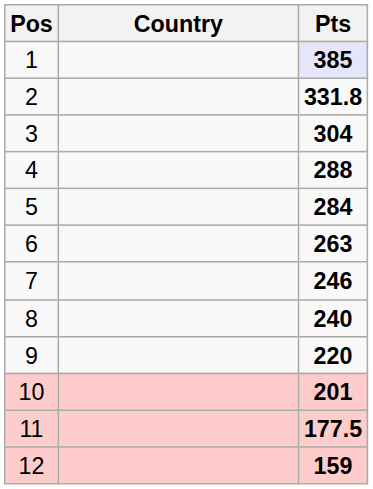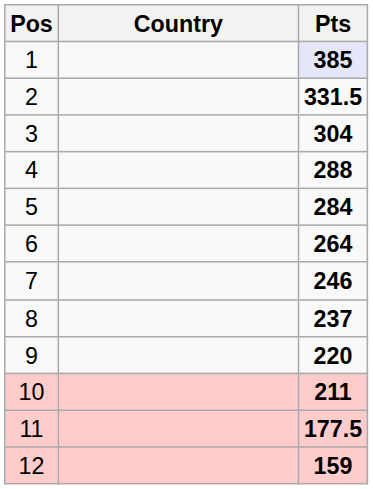(333, 97) 331.8 -> (333, 97) 331.5
(333, 244) 263 -> (333, 244) 264
(333, 318) 240 -> (333, 318) 237
(333, 392) 201 -> (333, 392) 211
